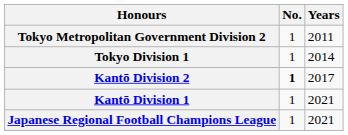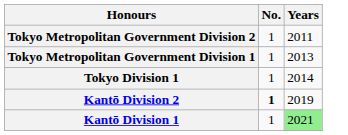+ row: (131, 57)
(321, 78) 2017 -> (300, 99) 2019
(321, 99) no background -> (300, 120) lightgreen background
- row: (142, 120)
